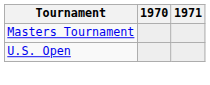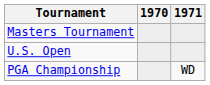+ row: (64, 71)
